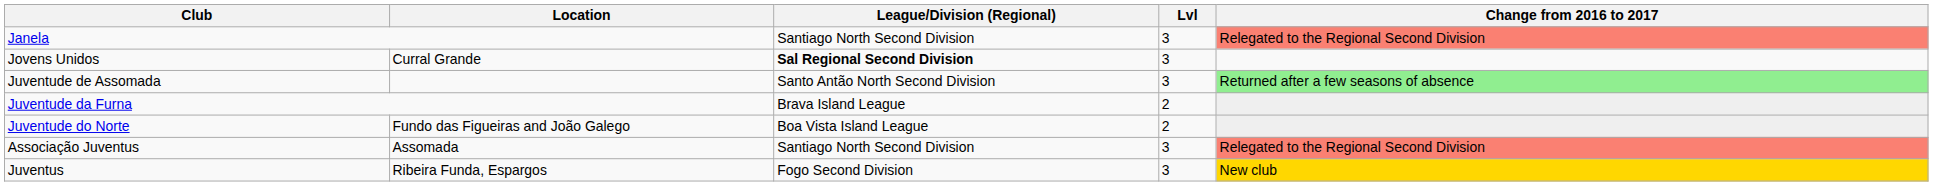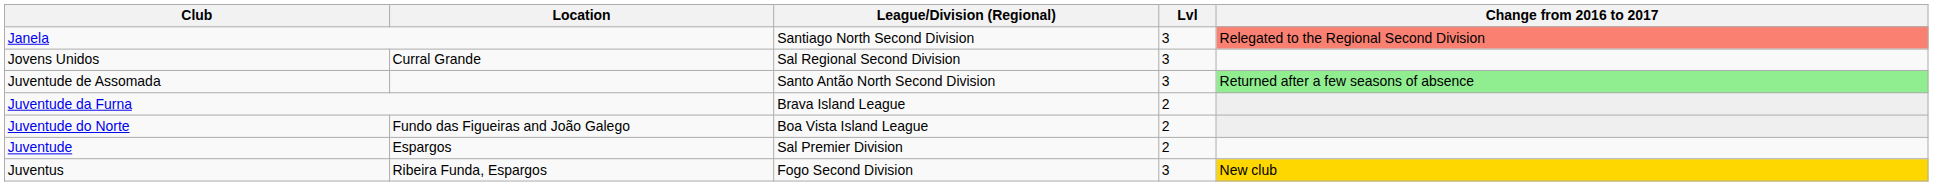(875, 60) bold -> (869, 60) normal
+ row: (40, 148)
- row: (73, 148)
